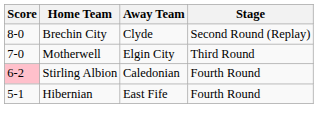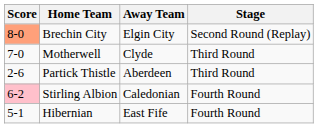(16, 34) no background -> (16, 34) lightsalmon background
(138, 34) Clyde -> (149, 34) Elgin City
(149, 53) Elgin City -> (138, 53) Clyde
+ row: (79, 73)
